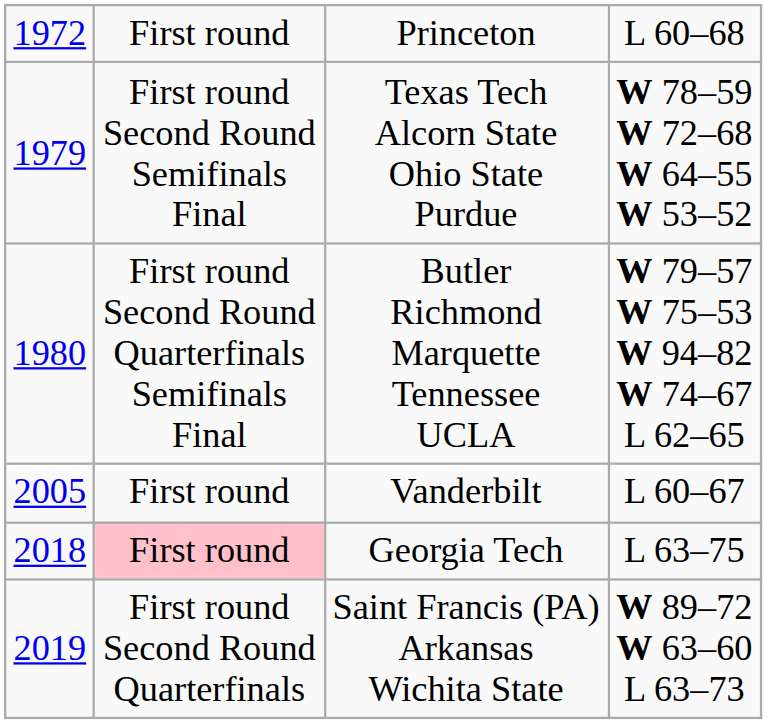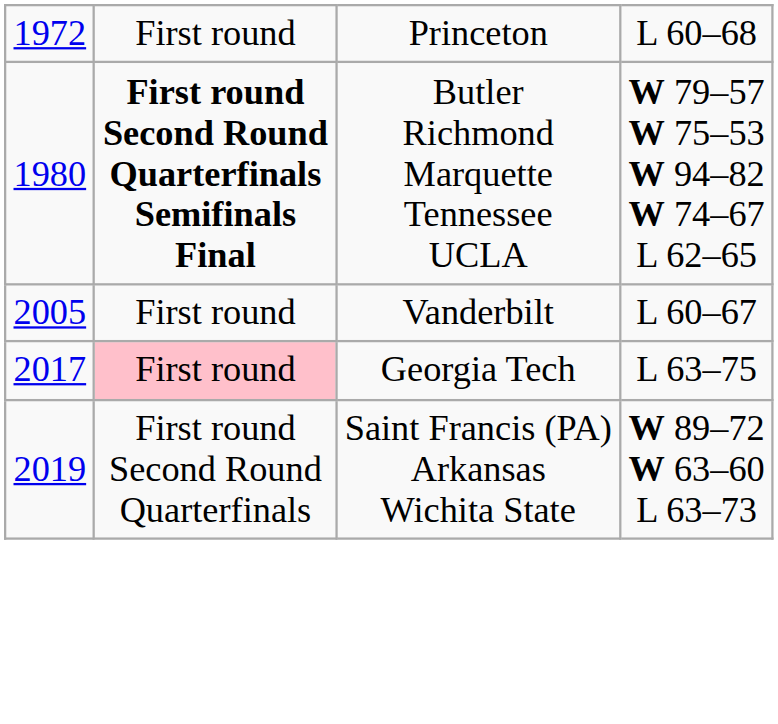- row: (466, 152)
(209, 352) normal -> (215, 172) bold
(50, 549) 2018 -> (50, 369) 2017
